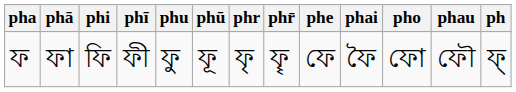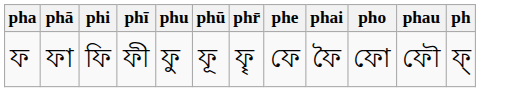- column: (247, 18)
